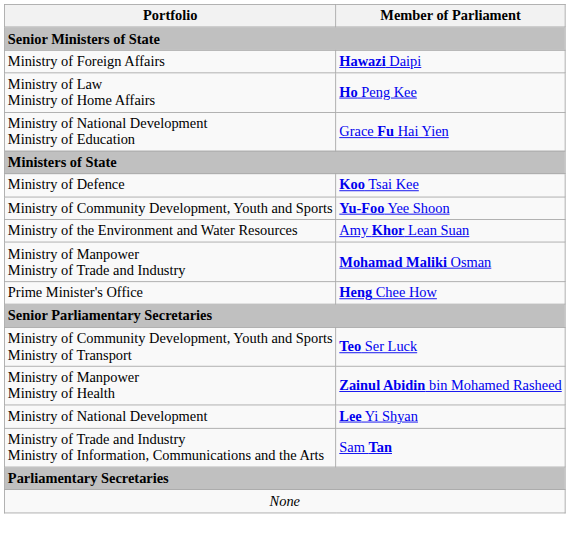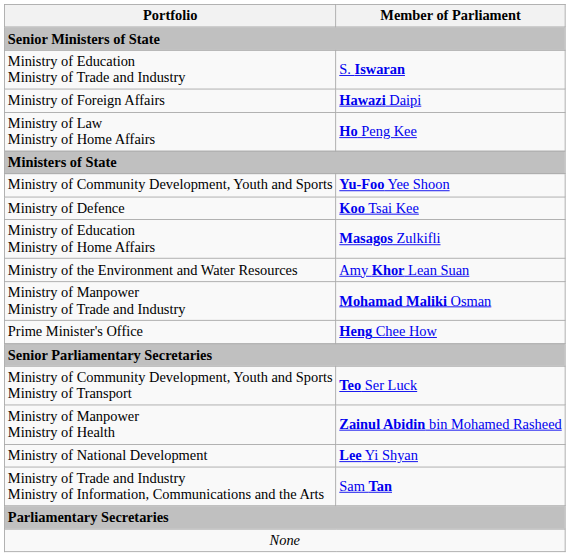+ row: (97, 69)
- row: (108, 131)
rows swapped: (170, 208) <-> (66, 185)
+ row: (82, 239)
